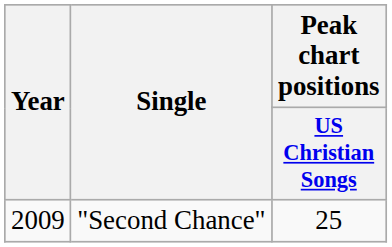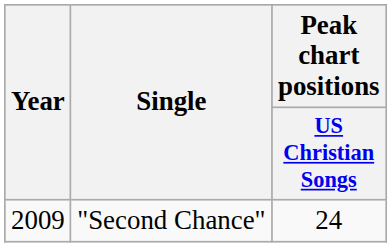(329, 220) 25 -> (329, 220) 24
